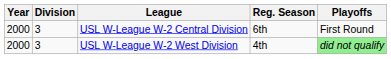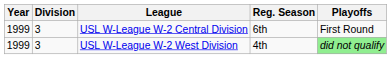(18, 29) 2000 -> (18, 29) 1999
(18, 45) 2000 -> (18, 45) 1999
